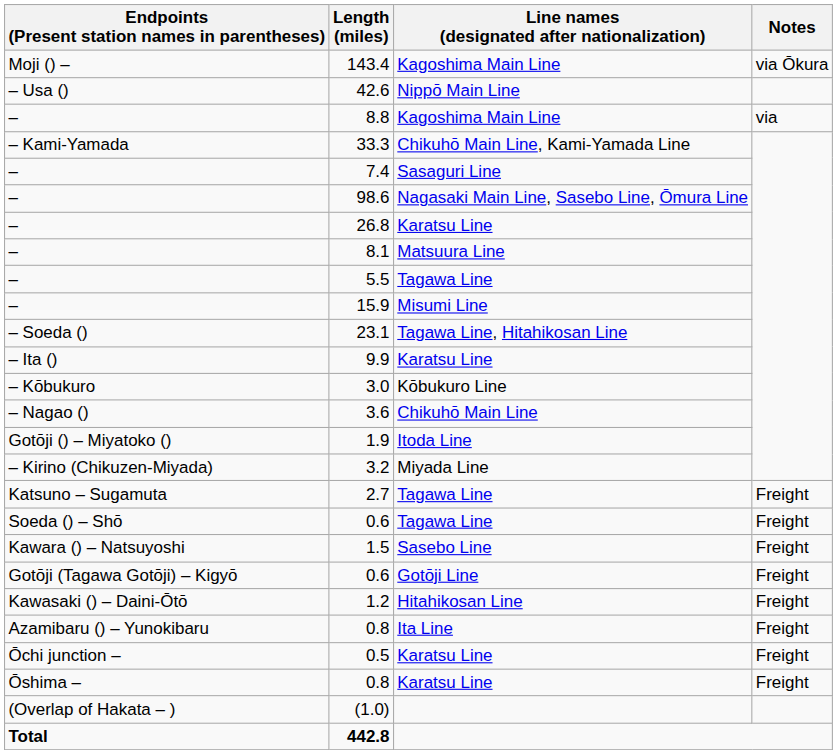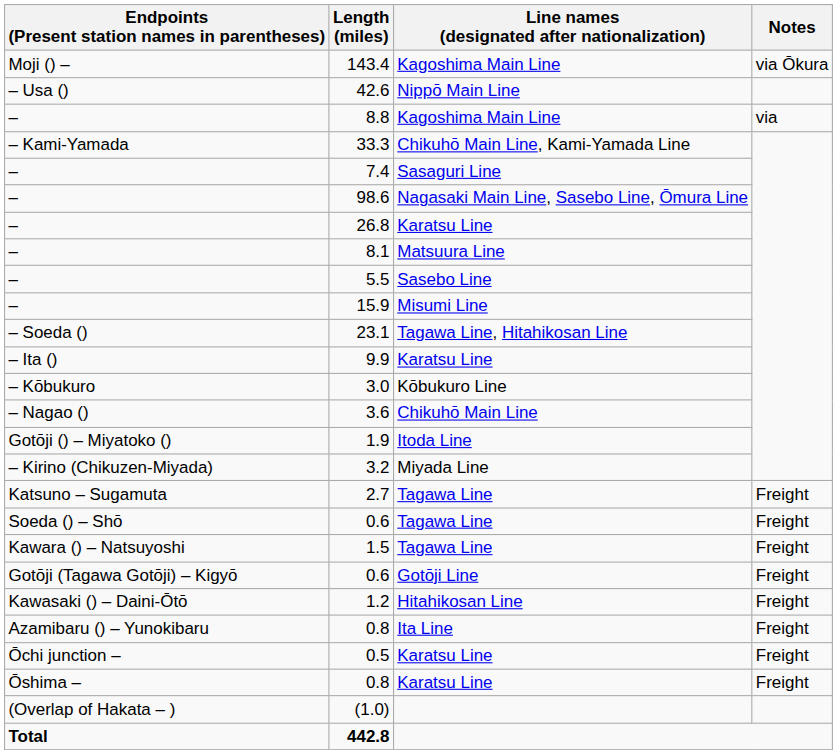(445, 279) Tagawa Line -> (444, 279) Sasebo Line
(444, 548) Sasebo Line -> (445, 548) Tagawa Line
